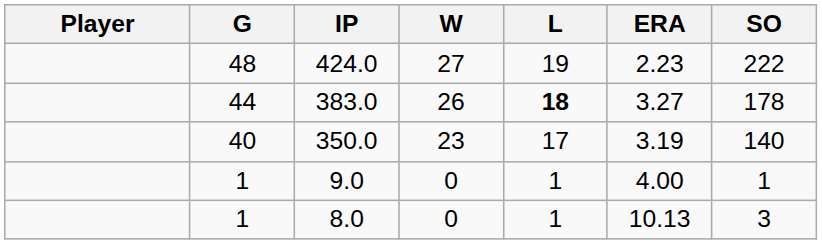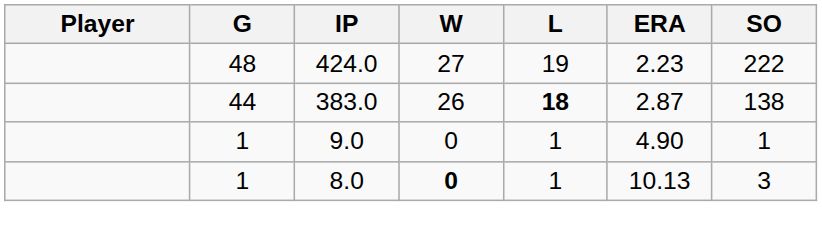(660, 102) 3.27 -> (660, 102) 2.87
(764, 102) 178 -> (764, 102) 138
- row: (347, 141)
(660, 180) 4.00 -> (660, 141) 4.90
(451, 219) normal -> (451, 180) bold
